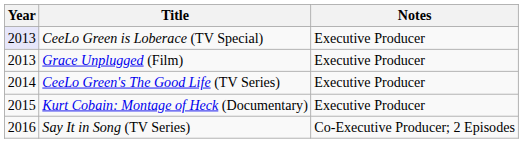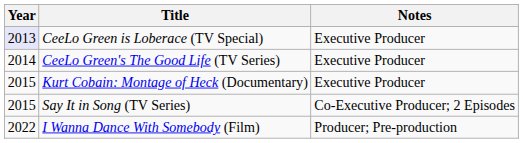- row: (113, 60)
(22, 127) 2016 -> (22, 104) 2015
+ row: (151, 127)
